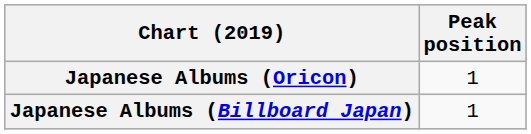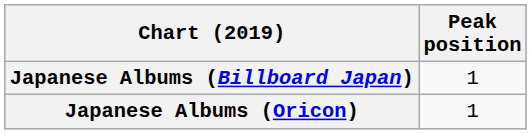rows swapped: (212, 78) <-> (212, 111)
